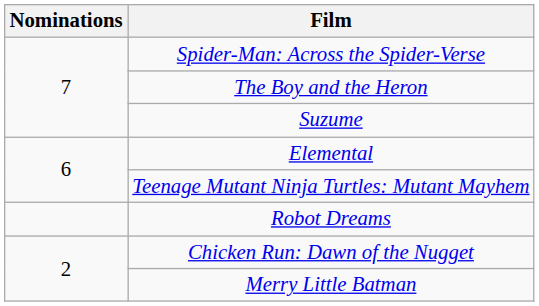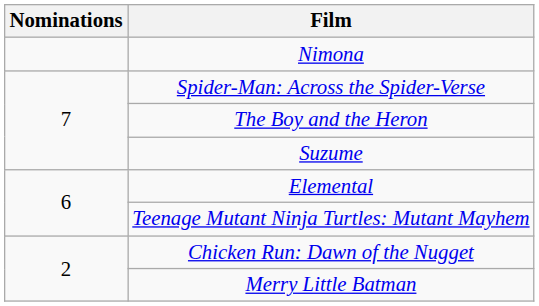+ row: (331, 53)
- row: (331, 218)
